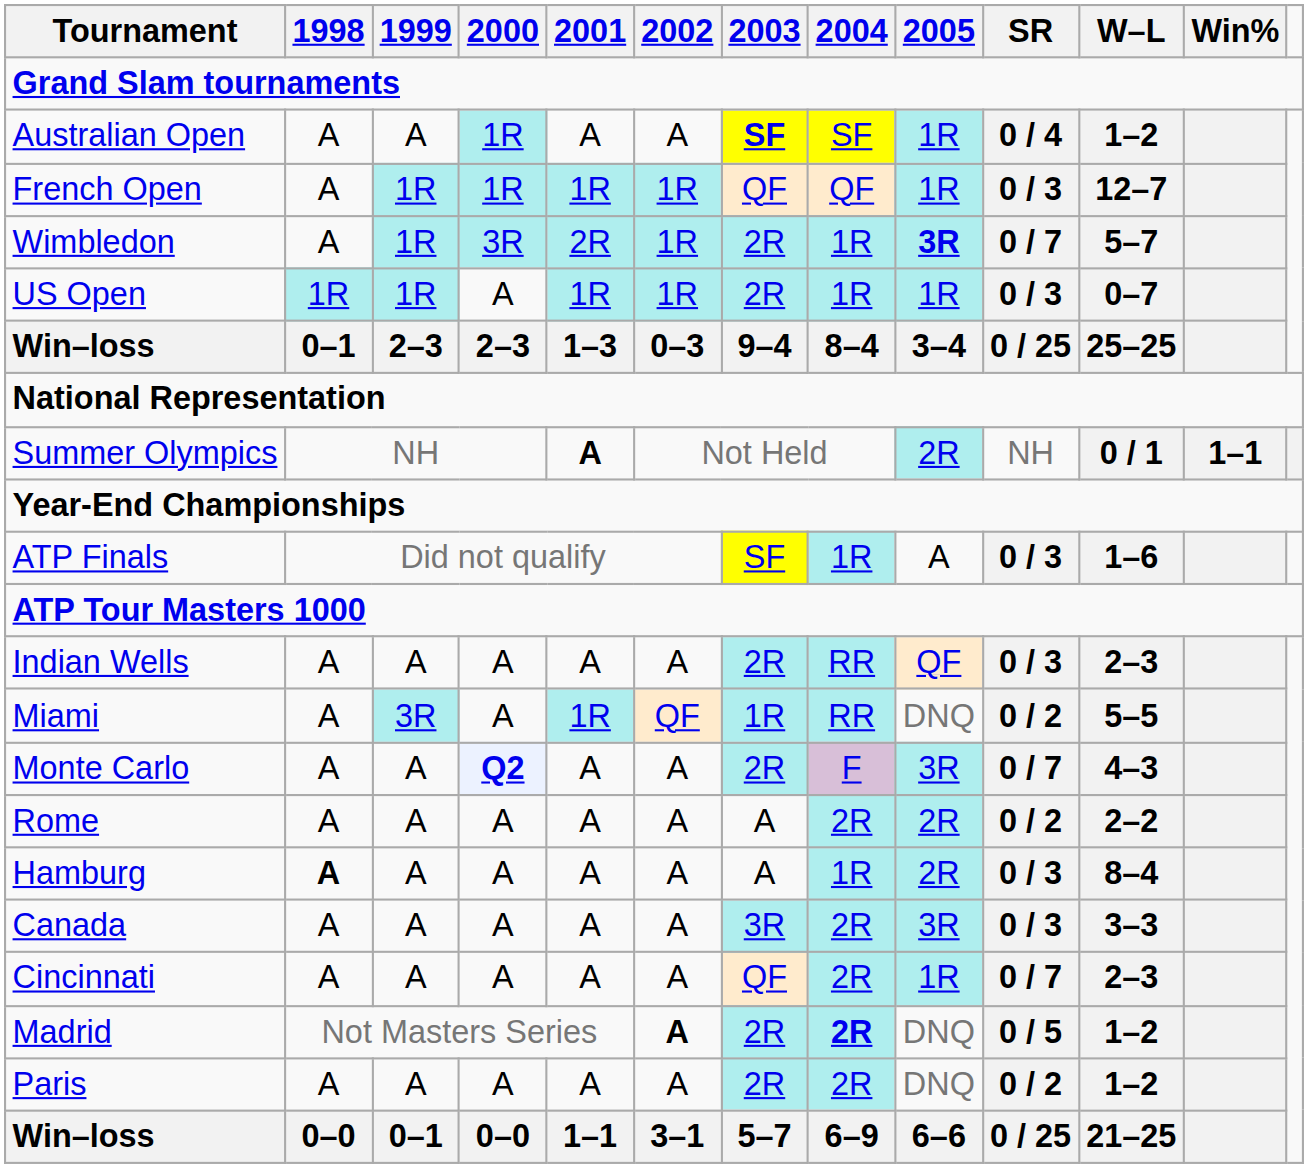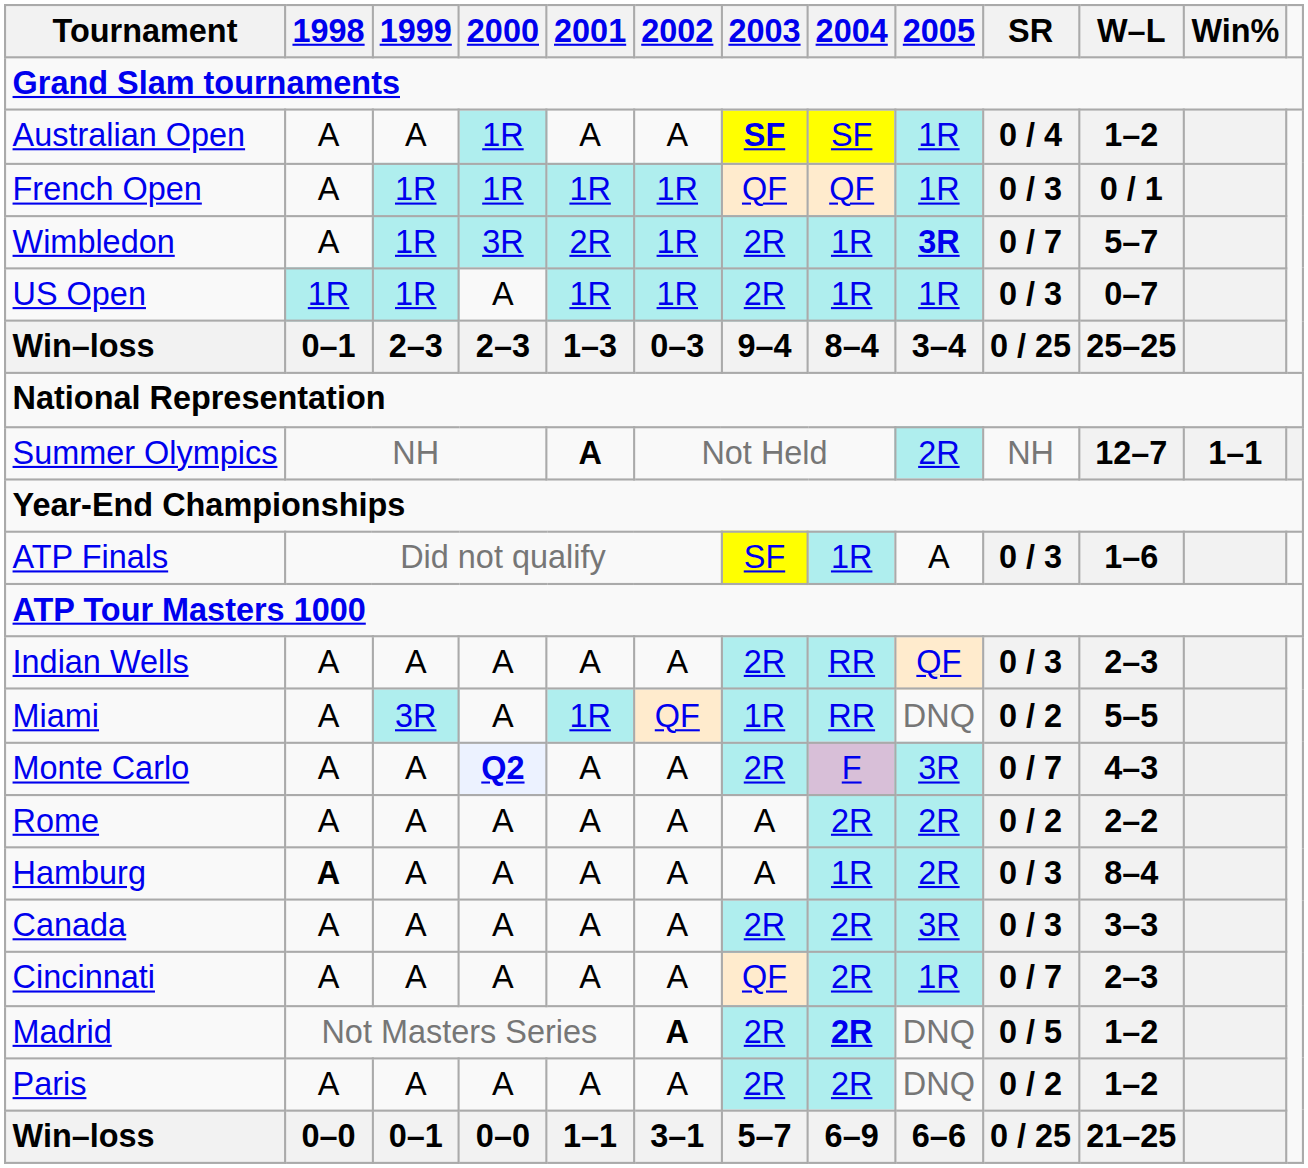(1131, 188) 12–7 -> (1131, 188) 0 / 1
(1131, 451) 0 / 1 -> (1131, 451) 12–7
(764, 925) 3R -> (764, 925) 2R
